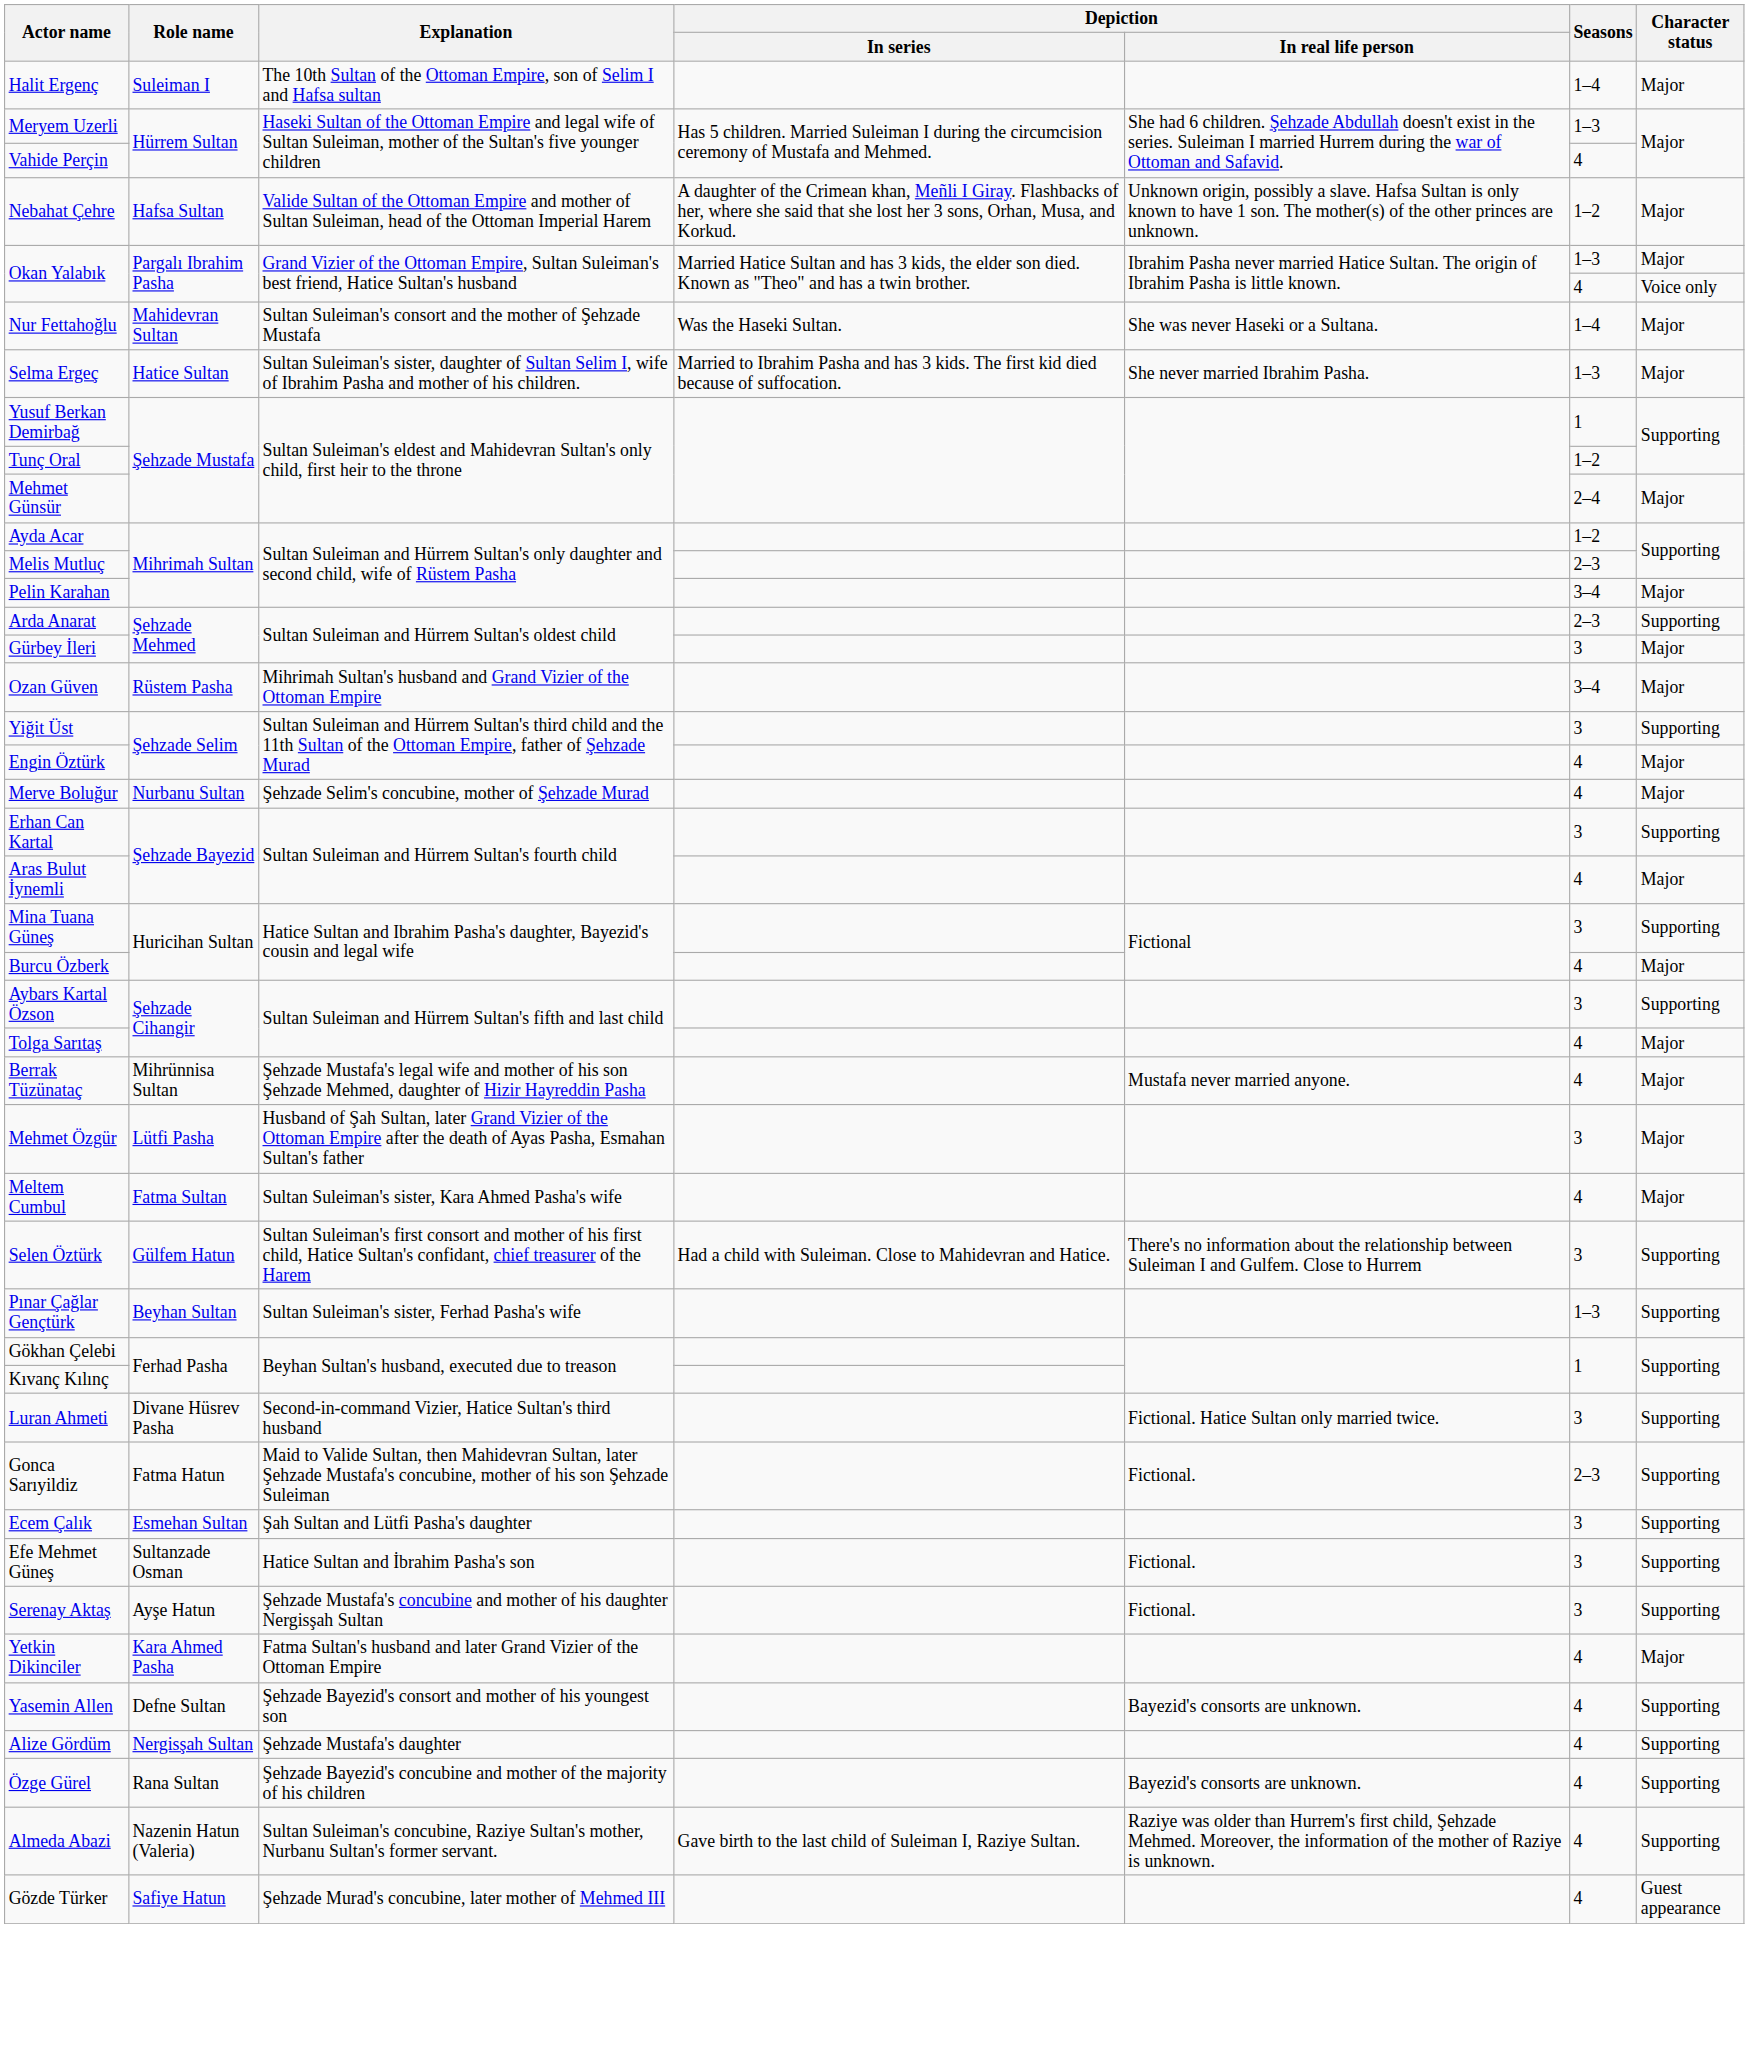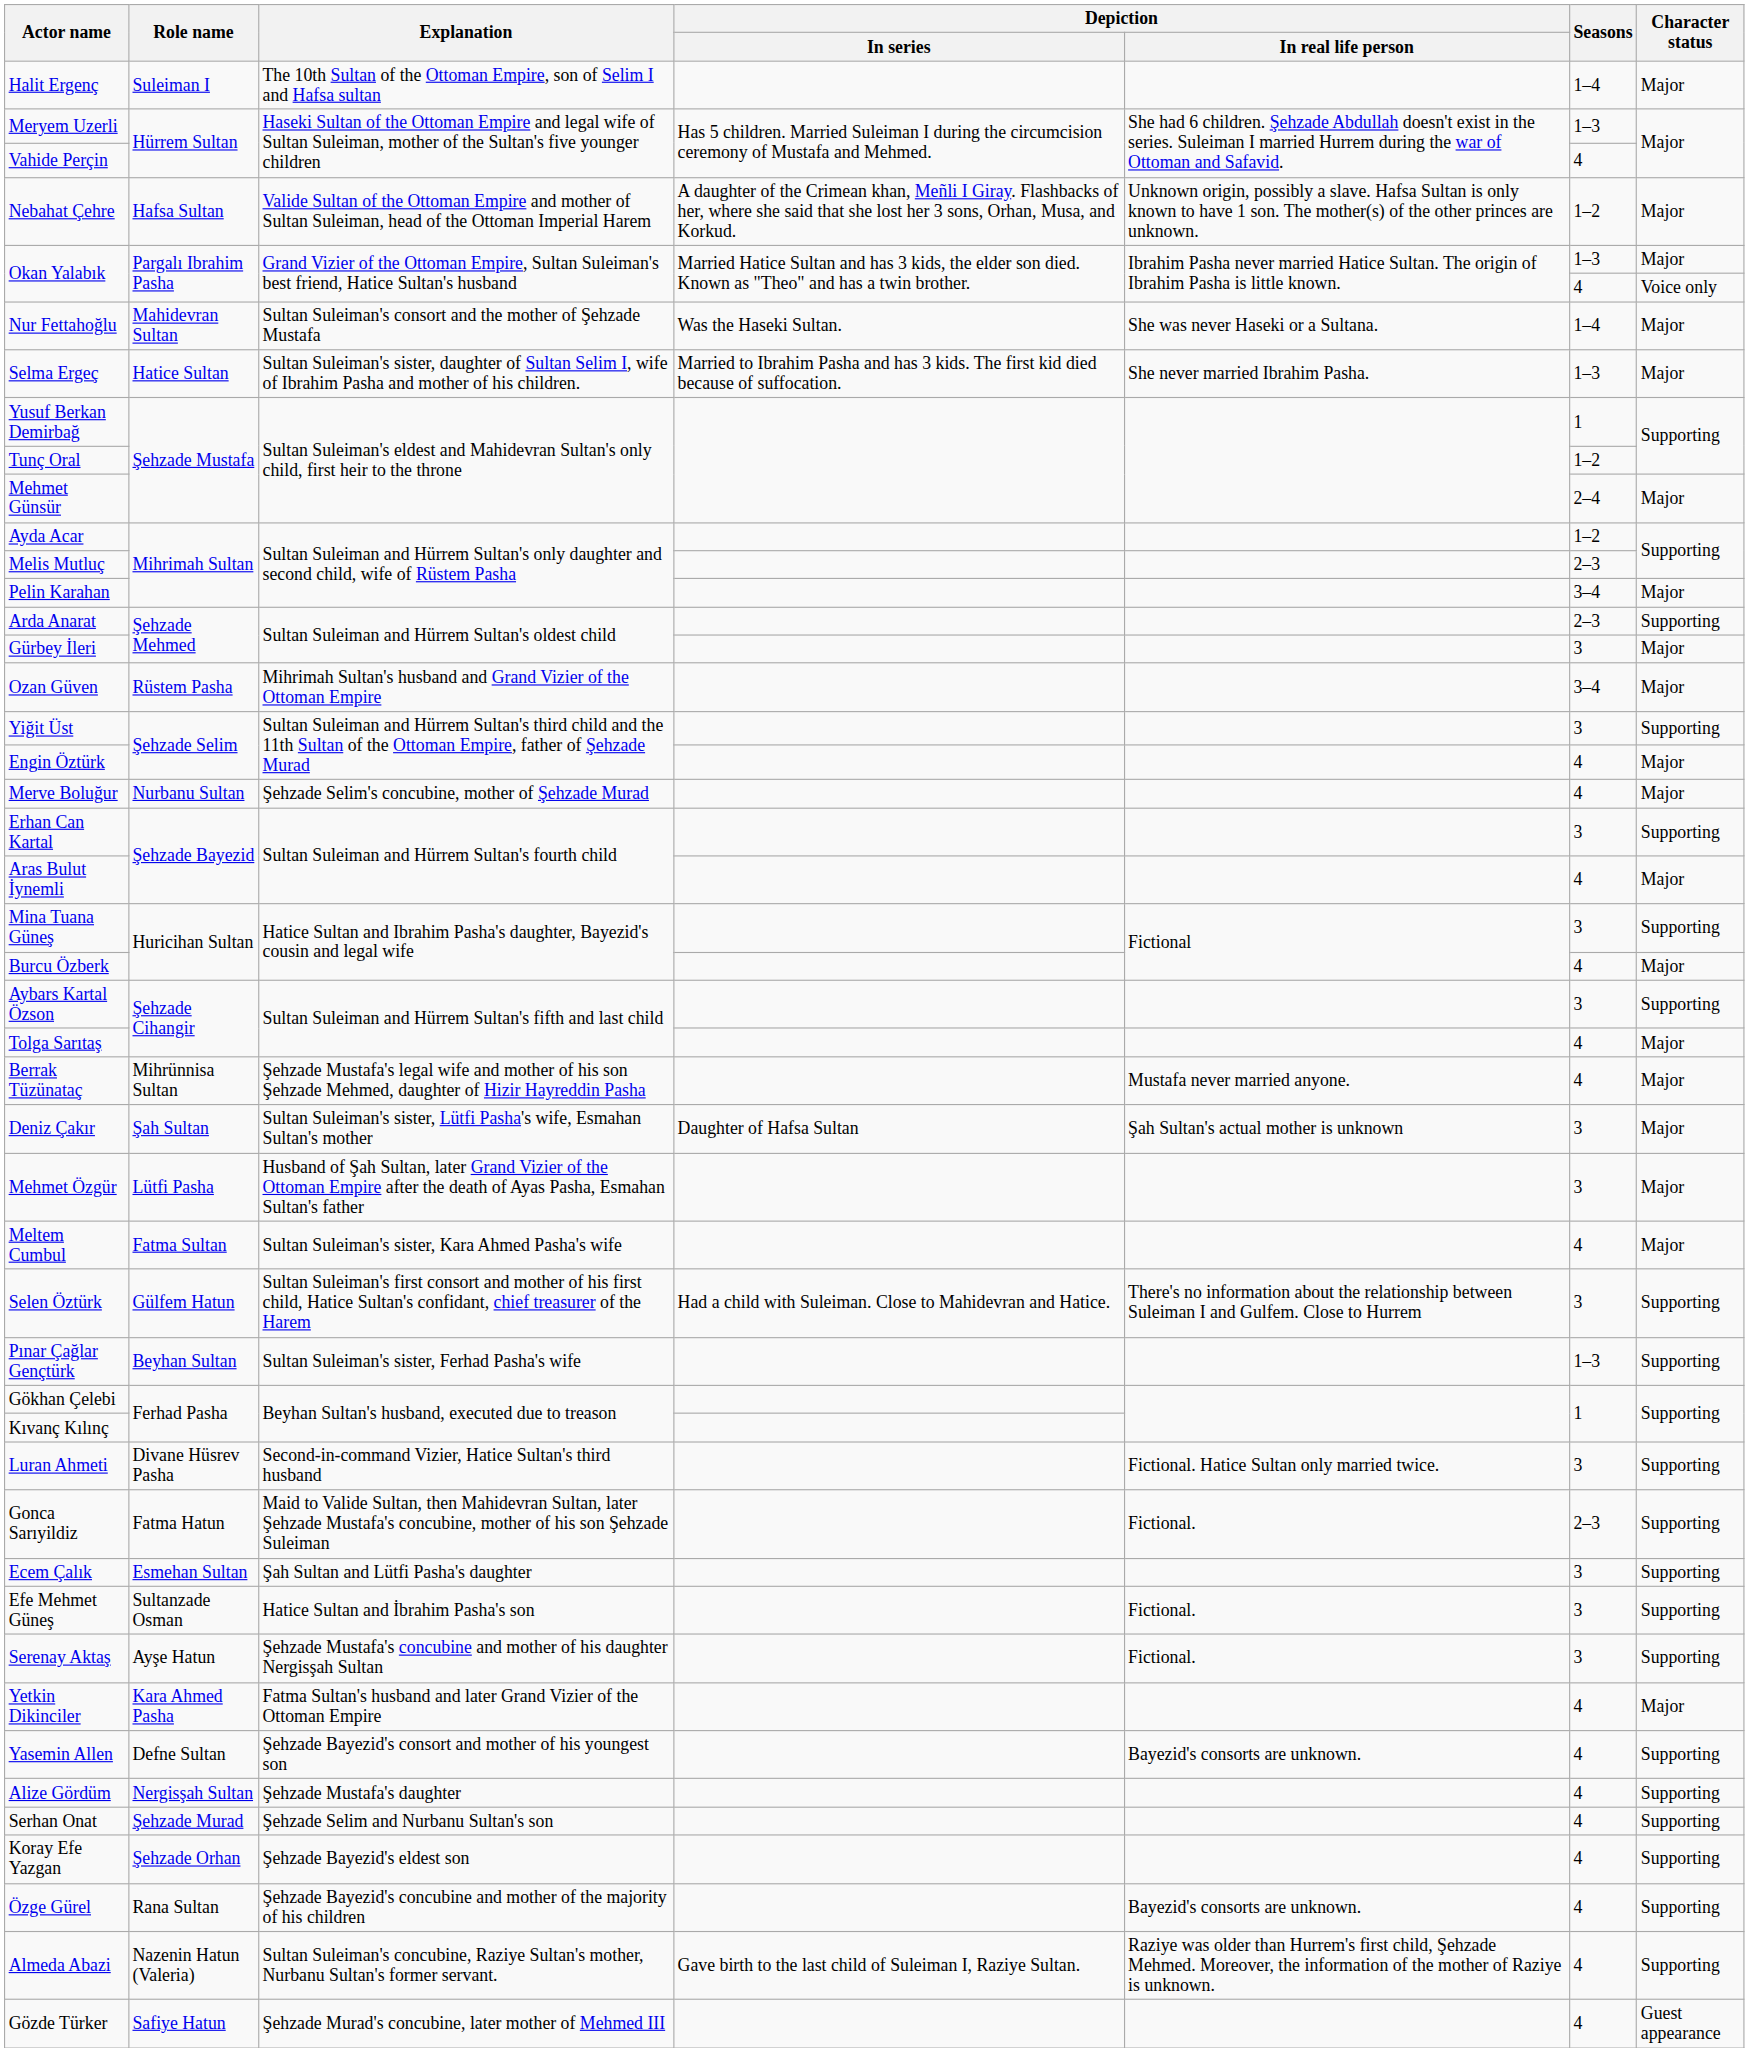+ row: (52, 1128)
+ row: (53, 1820)
+ row: (45, 1859)
